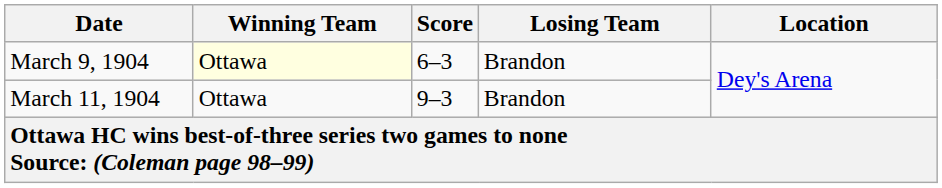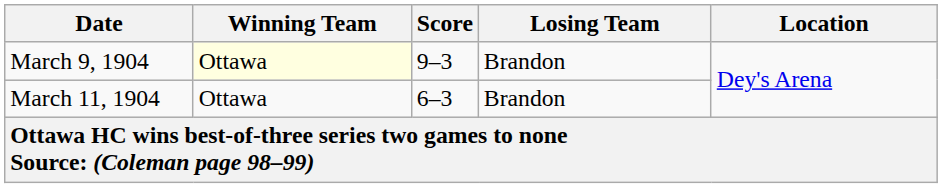(435, 60) 6–3 -> (435, 60) 9–3
(435, 98) 9–3 -> (435, 98) 6–3
